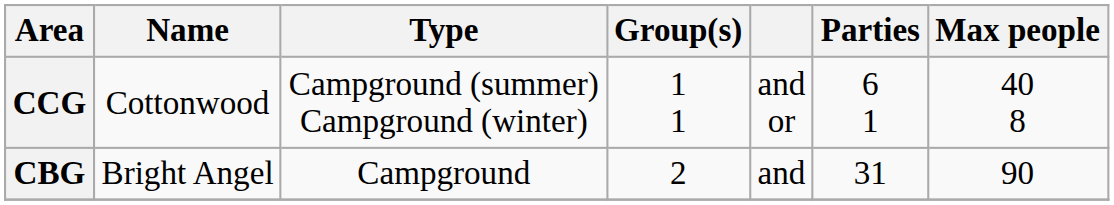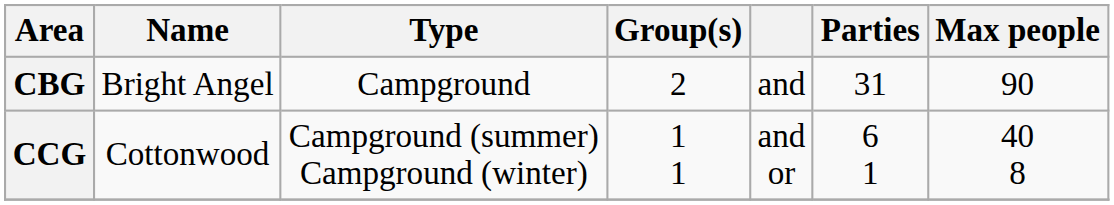rows swapped: (49, 101) <-> (49, 173)
